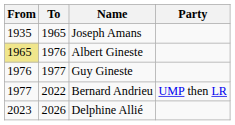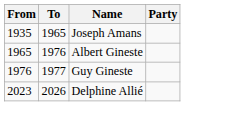(19, 52) khaki background -> (19, 52) no background
- row: (112, 91)
